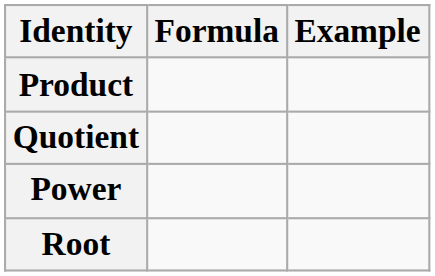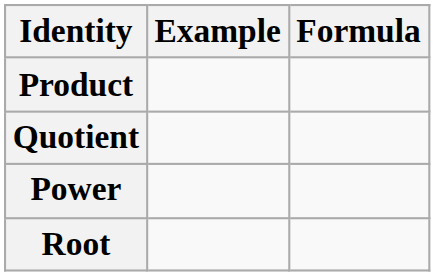columns swapped: (217, 31) <-> (358, 31)
